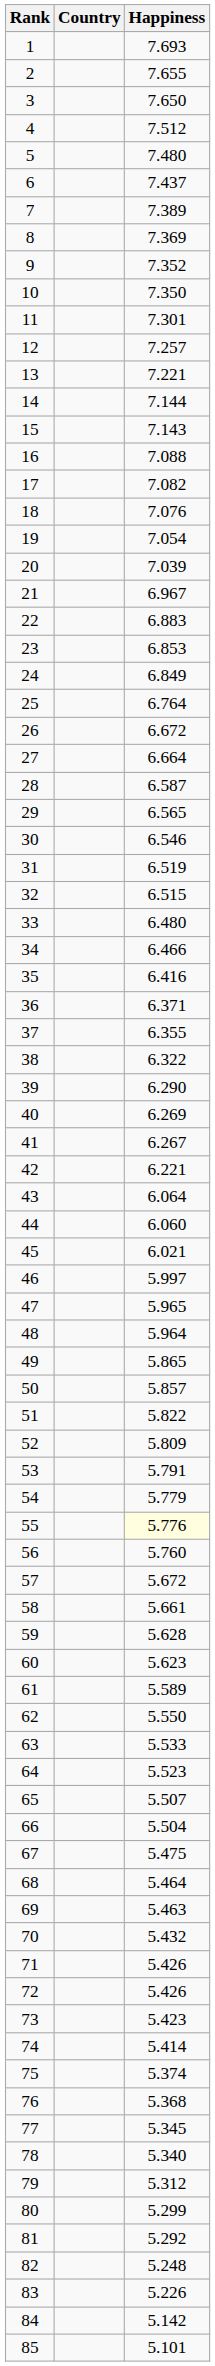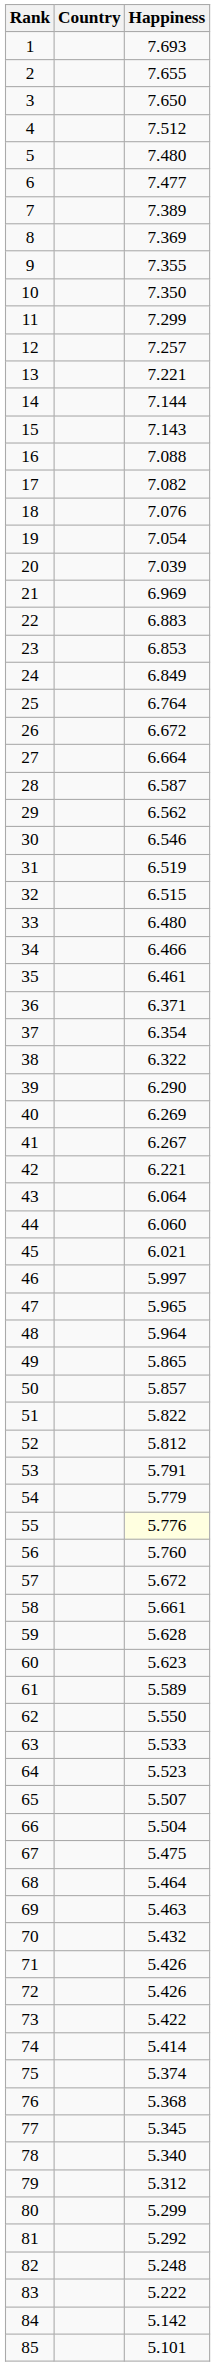(167, 182) 7.437 -> (167, 182) 7.477
(167, 264) 7.352 -> (167, 264) 7.355
(167, 319) 7.301 -> (167, 319) 7.299
(167, 593) 6.967 -> (167, 593) 6.969
(167, 812) 6.565 -> (167, 812) 6.562
(167, 977) 6.416 -> (167, 977) 6.461
(167, 1032) 6.355 -> (167, 1032) 6.354
(167, 1443) 5.809 -> (167, 1443) 5.812
(167, 2018) 5.423 -> (167, 2018) 5.422
(167, 2292) 5.226 -> (167, 2292) 5.222
